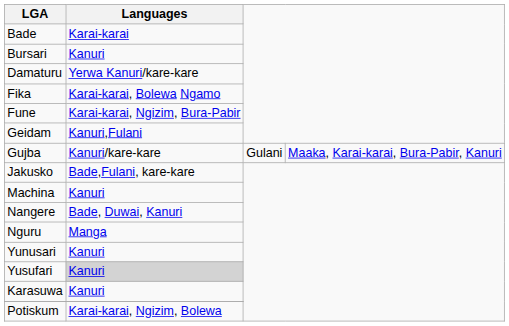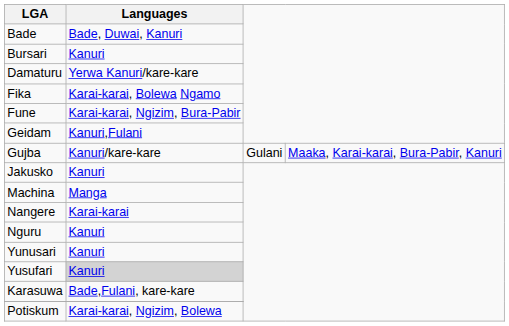(99, 34) Karai-karai -> (125, 34) Bade, Duwai, Kanuri
(132, 172) Bade,Fulani, kare-kare -> (87, 172) Kanuri
(87, 192) Kanuri -> (88, 192) Manga
(125, 212) Bade, Duwai, Kanuri -> (99, 212) Karai-karai
(88, 232) Manga -> (87, 232) Kanuri
(87, 291) Kanuri -> (132, 291) Bade,Fulani, kare-kare
